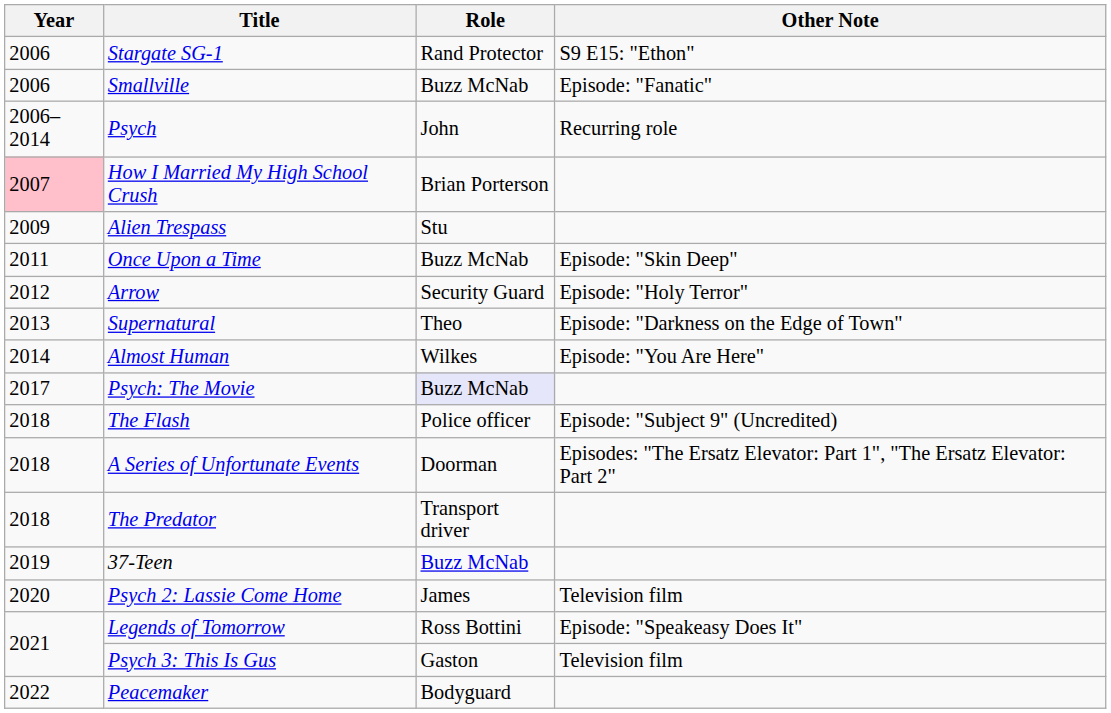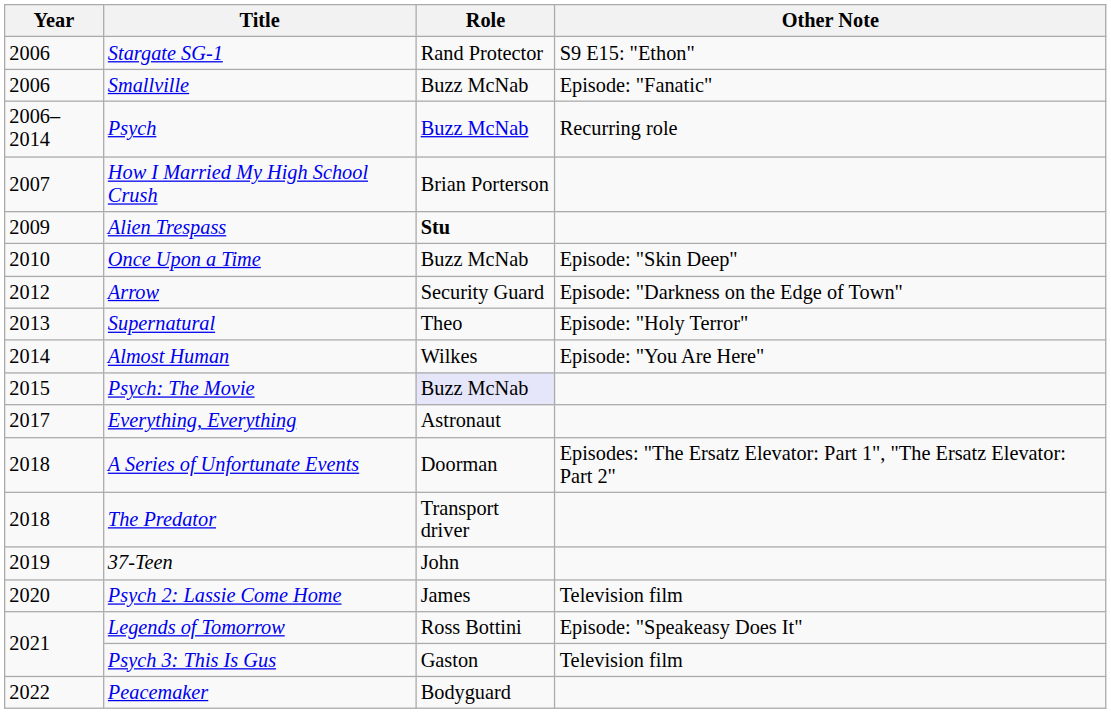(440, 128) John -> (475, 128) Buzz McNab
(30, 183) pink background -> (30, 183) no background
(434, 227) normal -> (435, 227) bold
(29, 259) 2011 -> (30, 259) 2010
(654, 291) Episode: "Holy Terror" -> (731, 291) Episode: "Darkness on the Edge of Town"
(731, 324) Episode: "Darkness on the Edge of Town" -> (654, 324) Episode: "Holy Terror"
(30, 388) 2017 -> (30, 388) 2015
+ row: (202, 420)
- row: (149, 420)
(474, 563) Buzz McNab -> (440, 563) John
